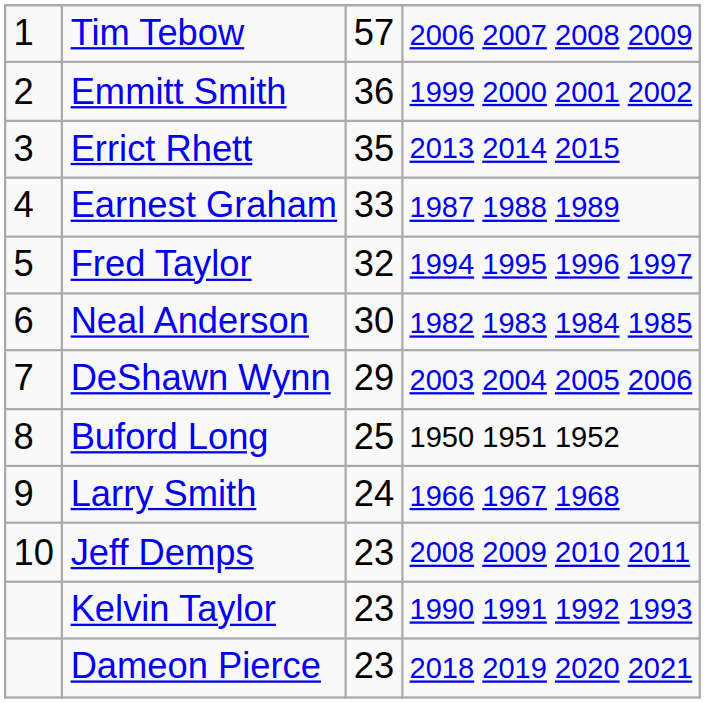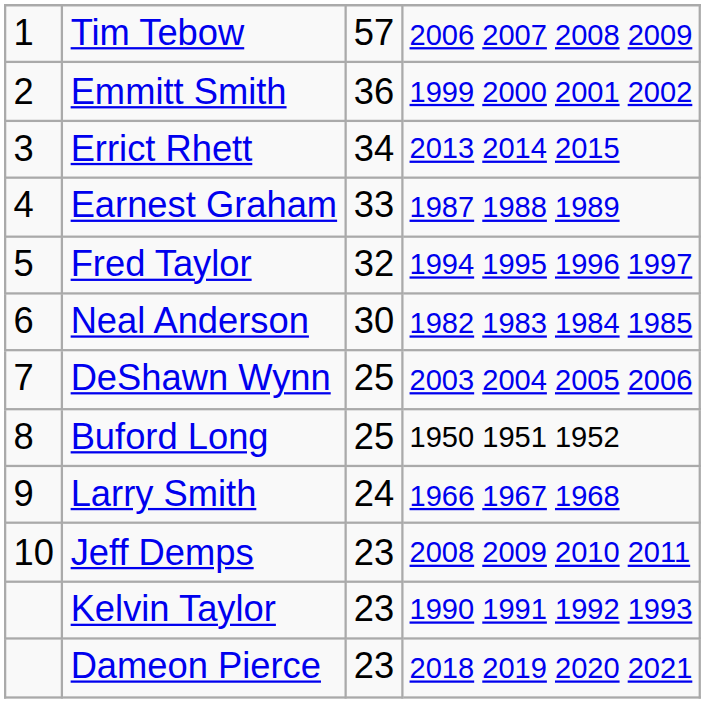(374, 148) 35 -> (374, 148) 34
(374, 378) 29 -> (374, 378) 25
